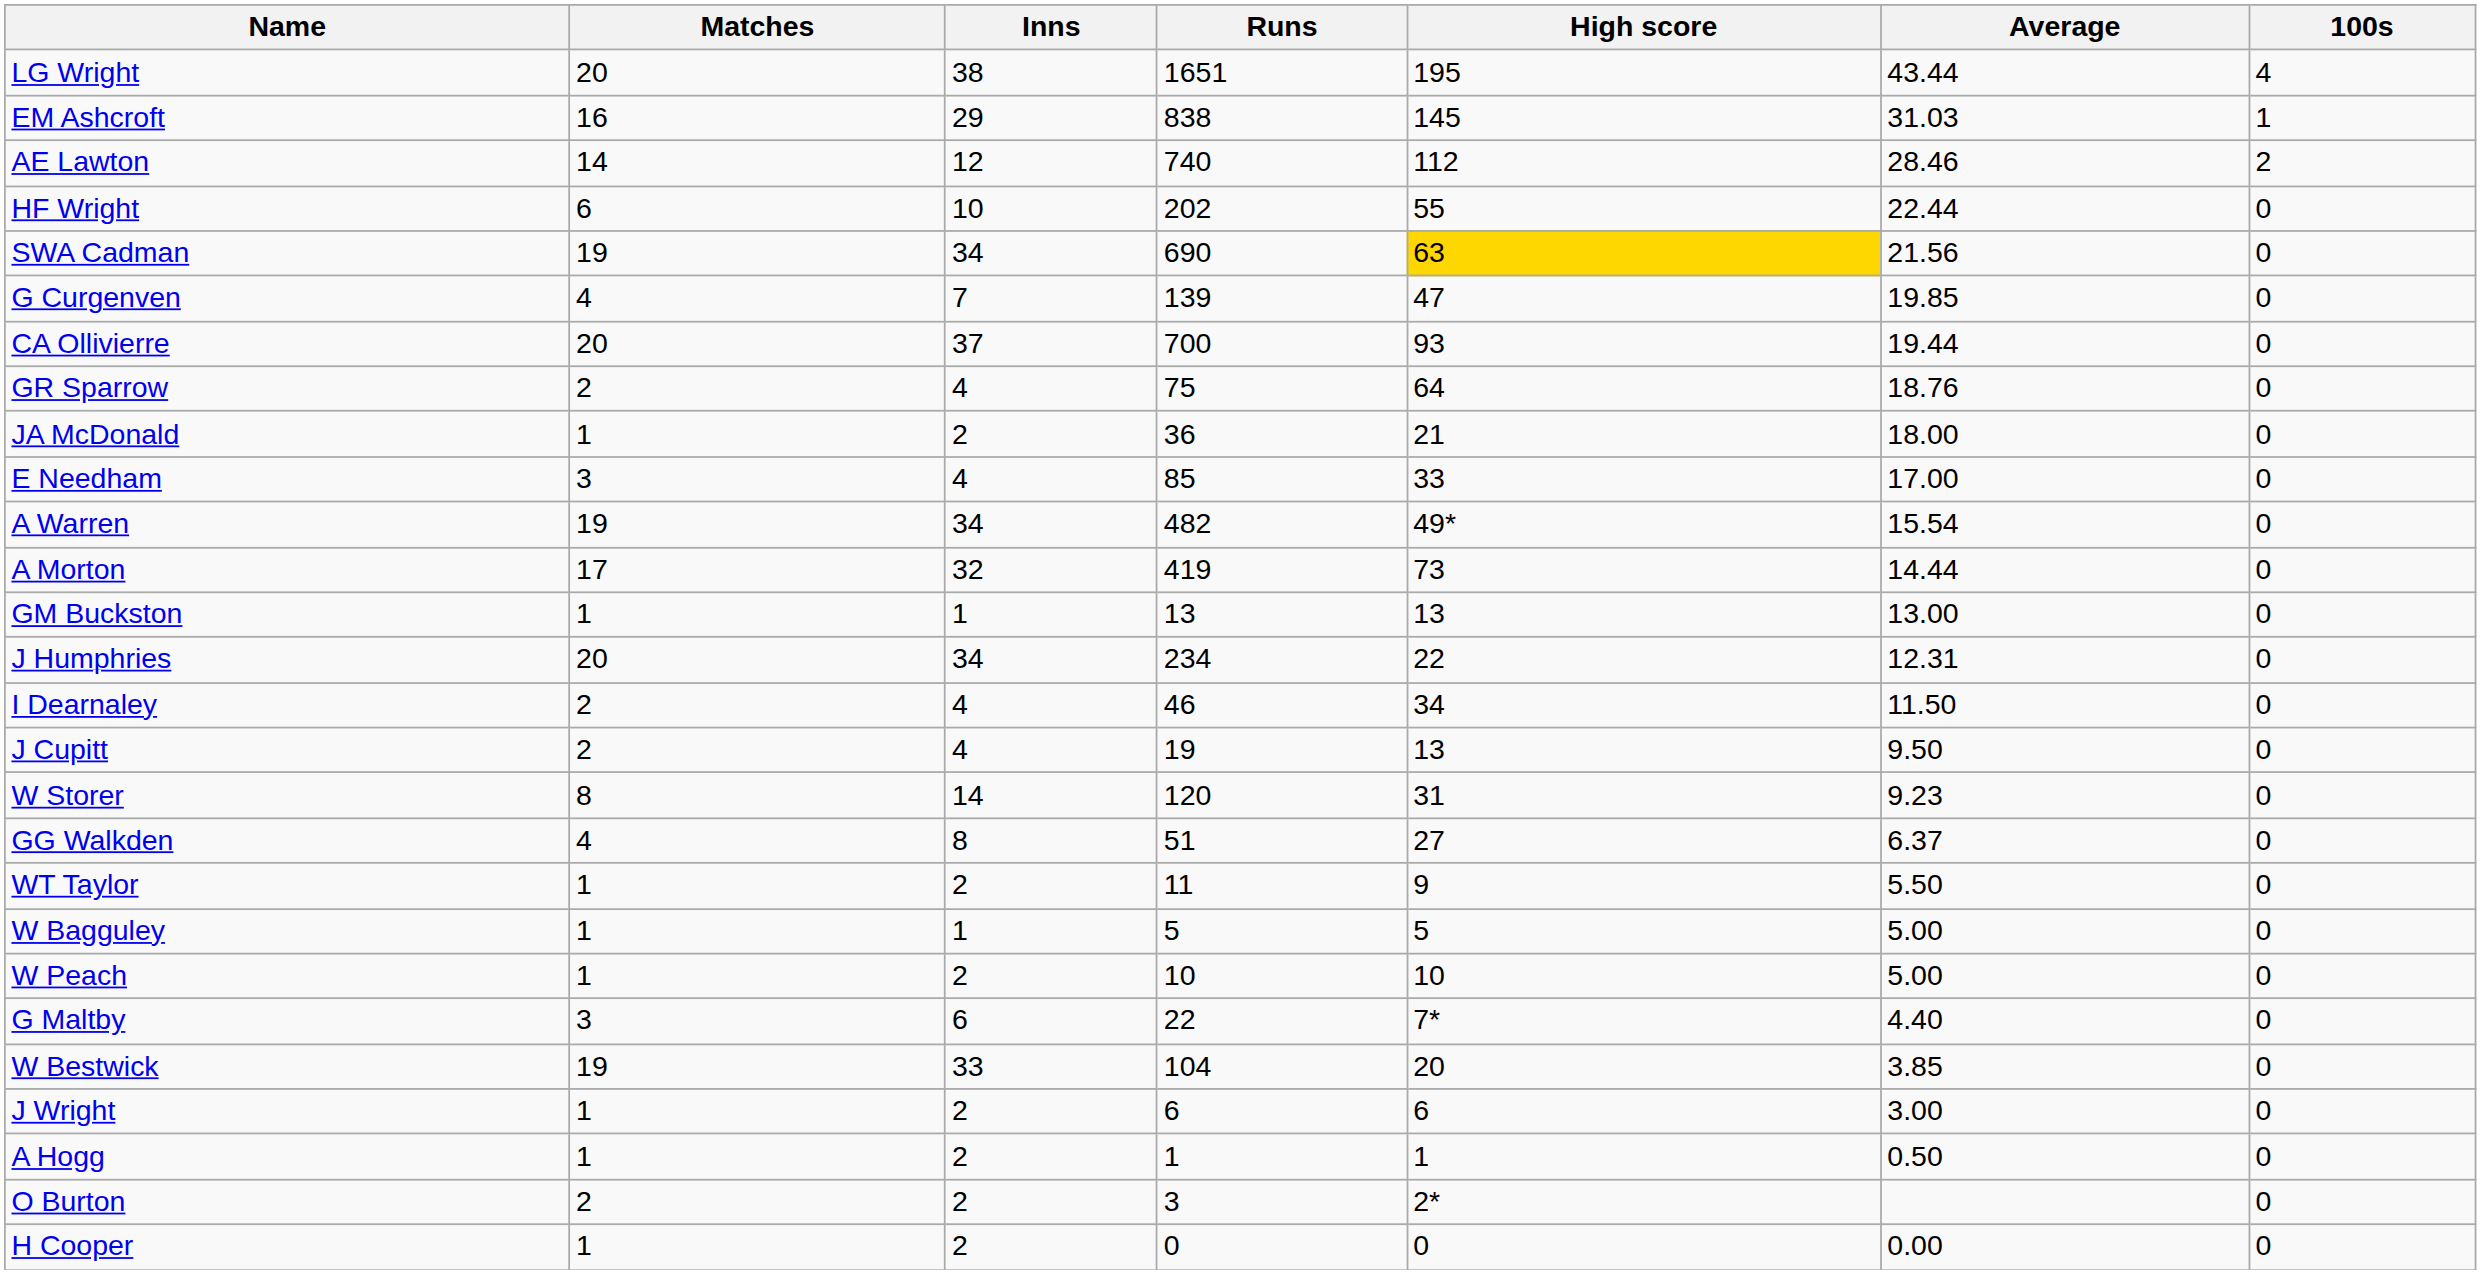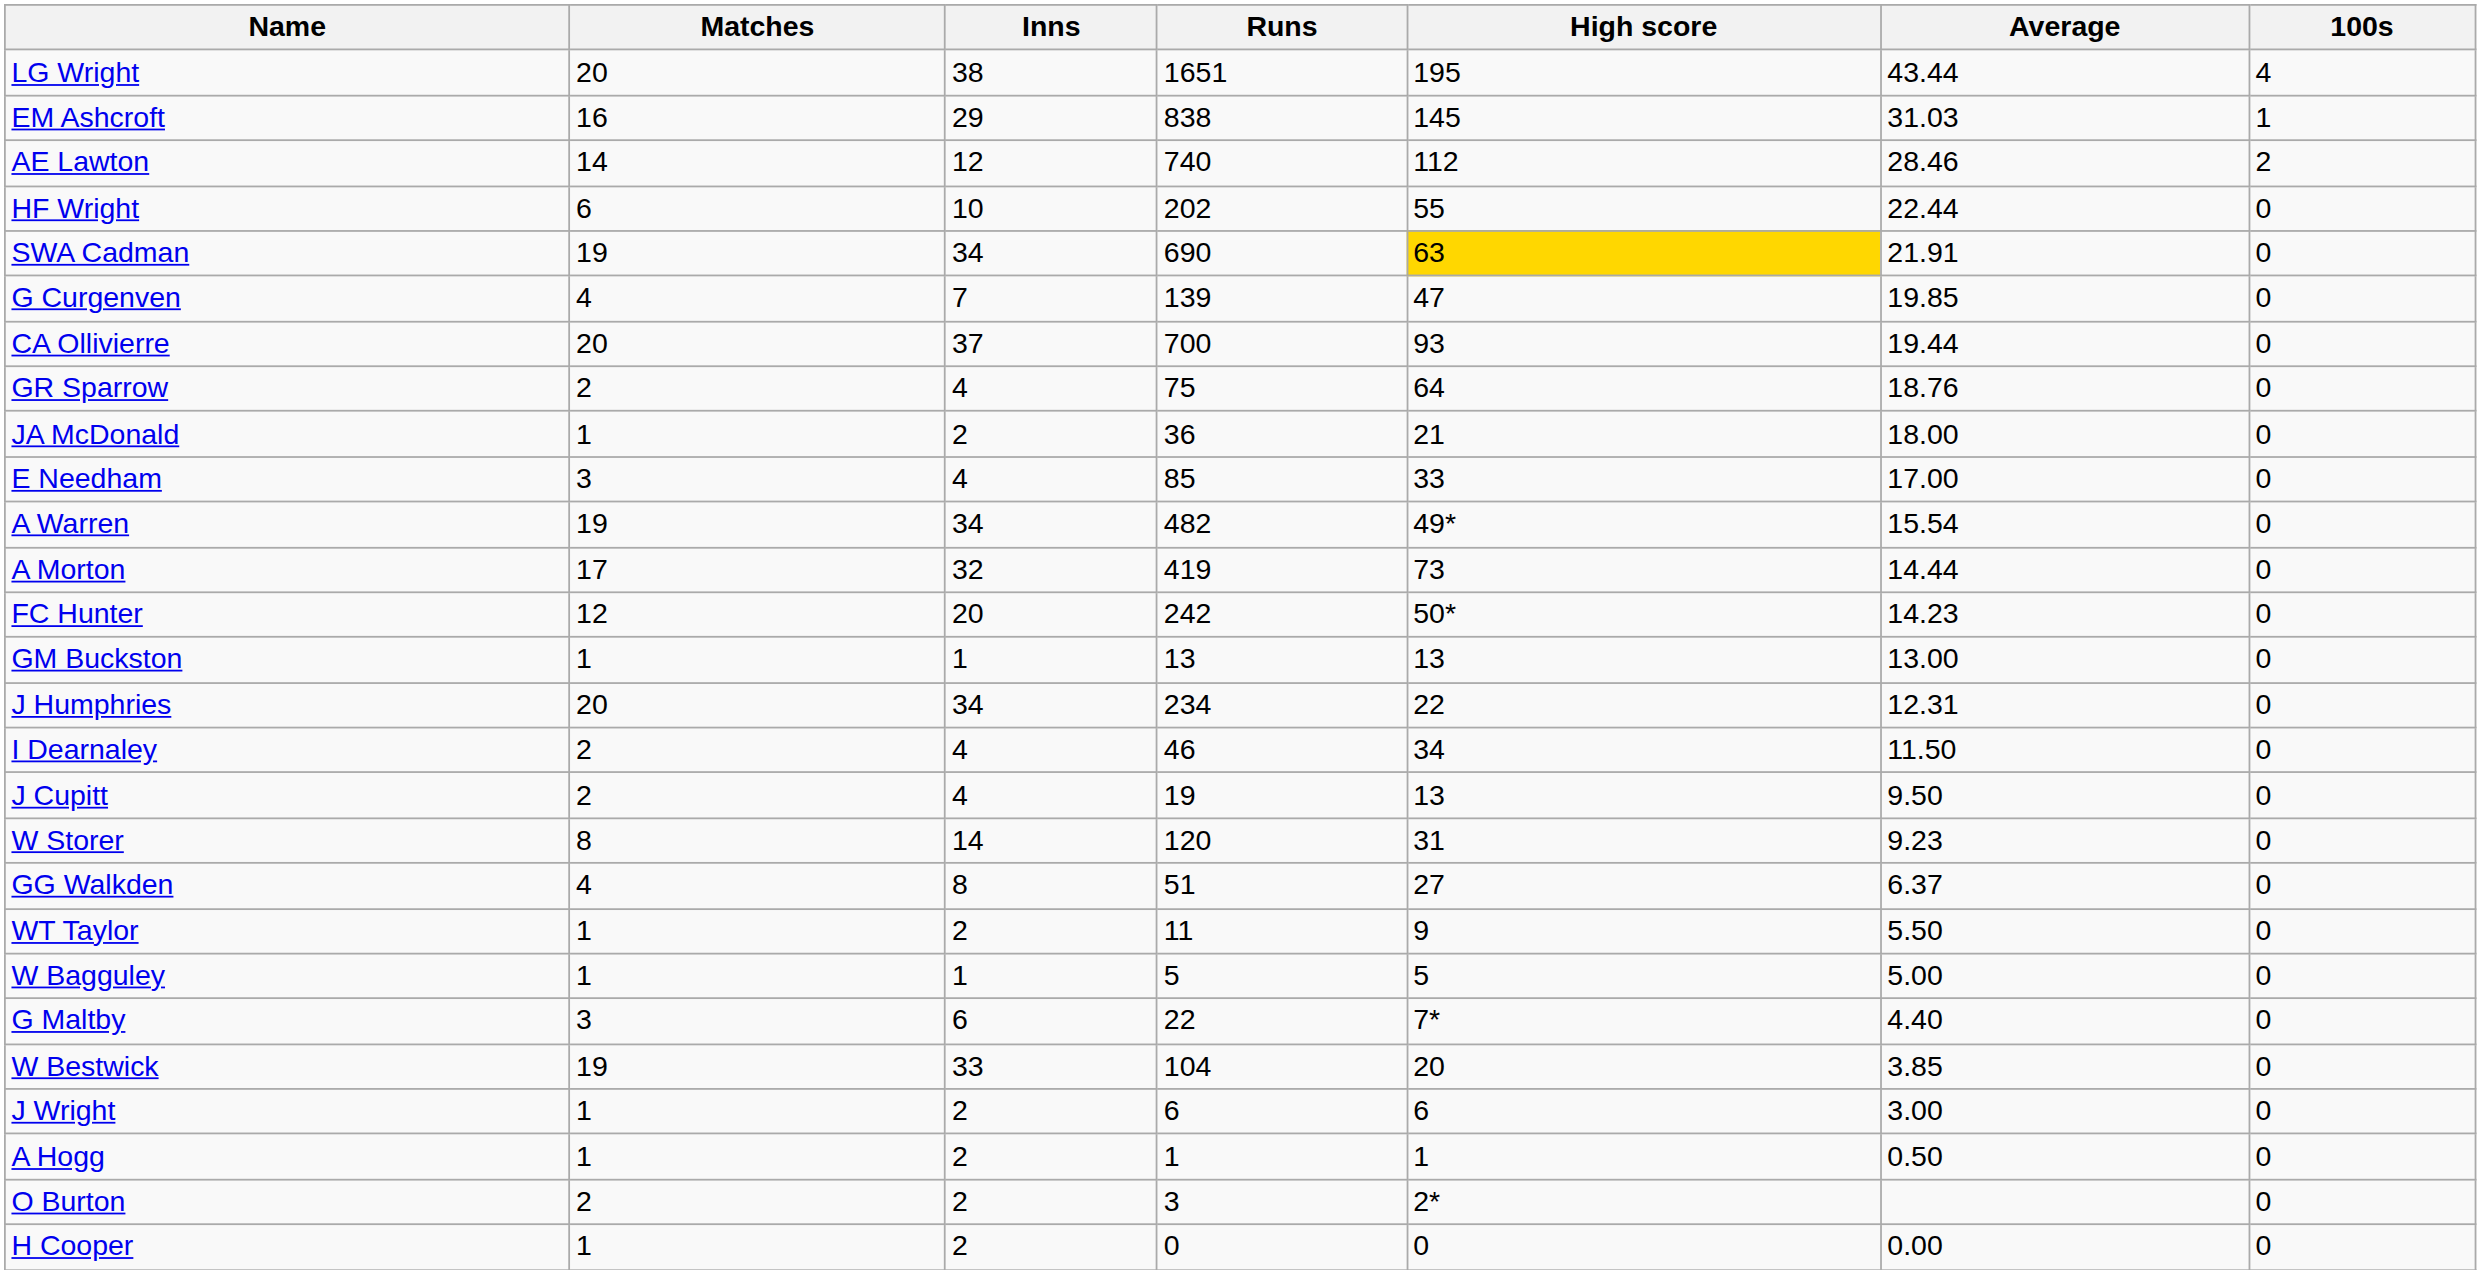(1923, 252) 21.56 -> (1923, 252) 21.91
+ row: (77, 614)
- row: (69, 975)
